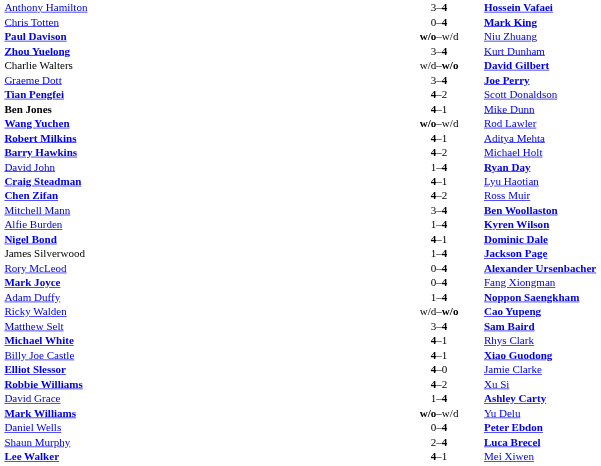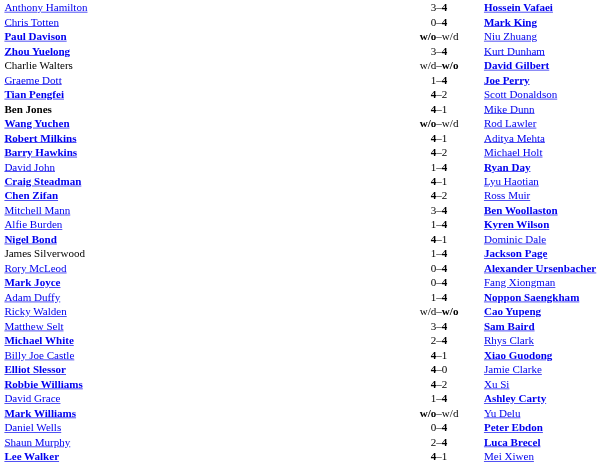(439, 80) 3–4 -> (439, 80) 1–4
(516, 239) bold -> (515, 239) normal
(439, 341) 4–1 -> (439, 341) 2–4
